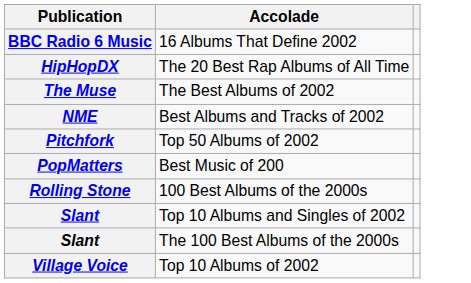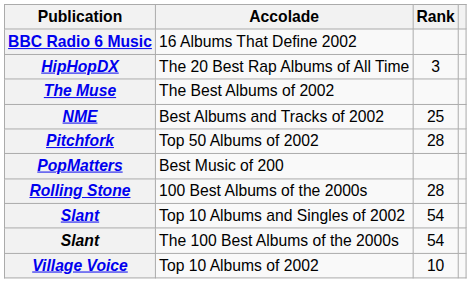+ column: (436, 16)
